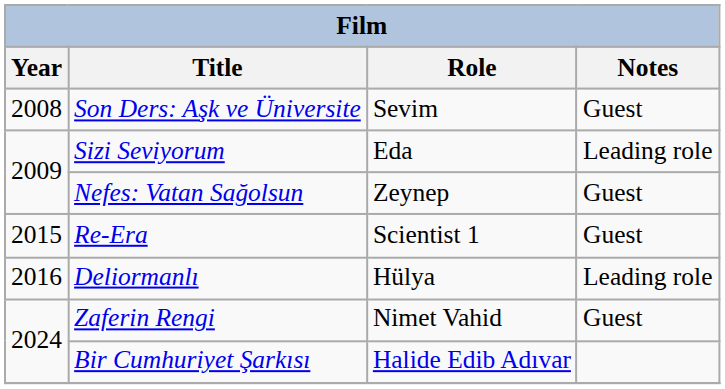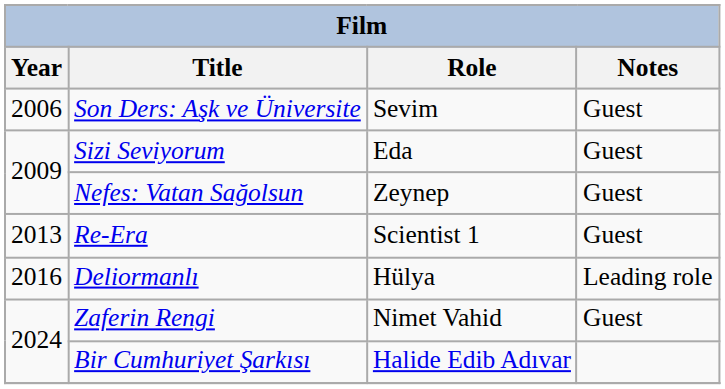(37, 109) 2008 -> (37, 109) 2006
(648, 151) Leading role -> (613, 151) Guest
(37, 235) 2015 -> (37, 235) 2013
